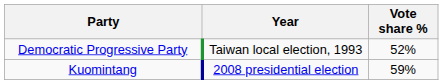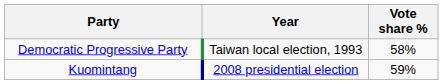(403, 49) 52% -> (403, 49) 58%
